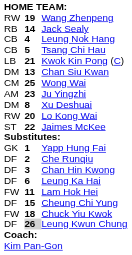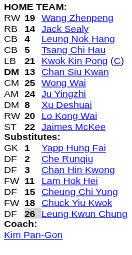(12, 72) normal -> (12, 72) bold
(30, 93) 23 -> (30, 93) 24
- row: (71, 181)
